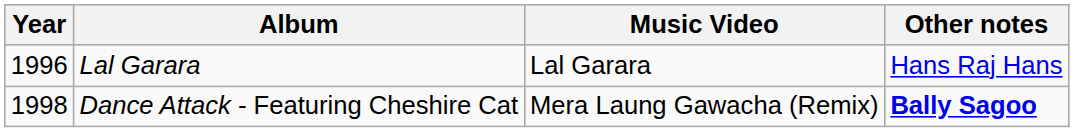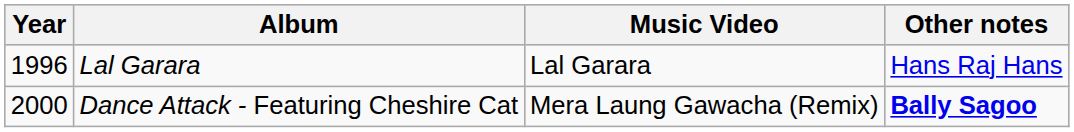(39, 106) 1998 -> (39, 106) 2000
